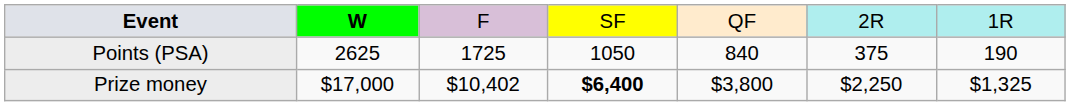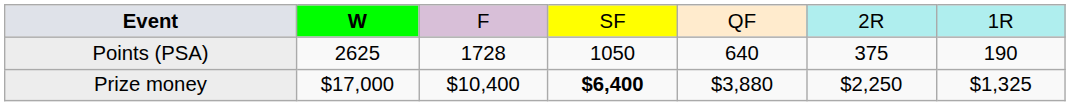(483, 53) 1725 -> (483, 53) 1728
(742, 53) 840 -> (742, 53) 640
(483, 85) $10,402 -> (483, 85) $10,400
(742, 85) $3,800 -> (742, 85) $3,880
